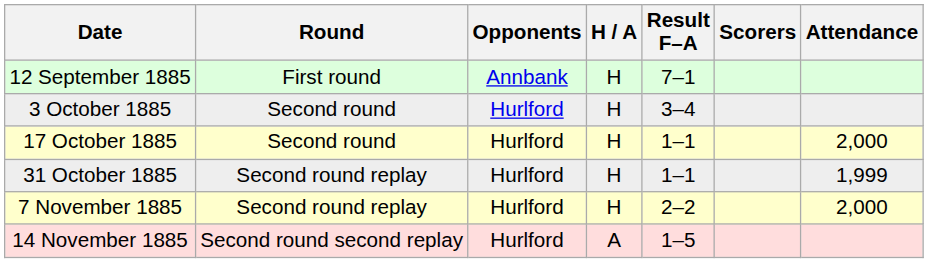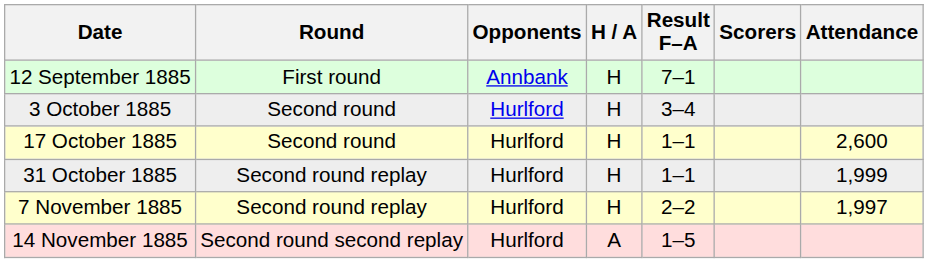(862, 142) 2,000 -> (862, 142) 2,600
(862, 207) 2,000 -> (862, 207) 1,997
